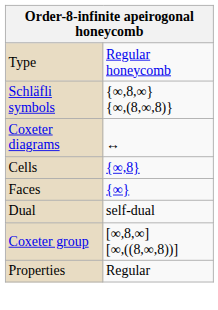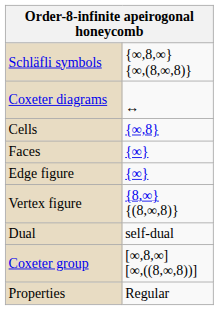- row: (22, 62)
+ row: (41, 173)
+ row: (45, 203)
